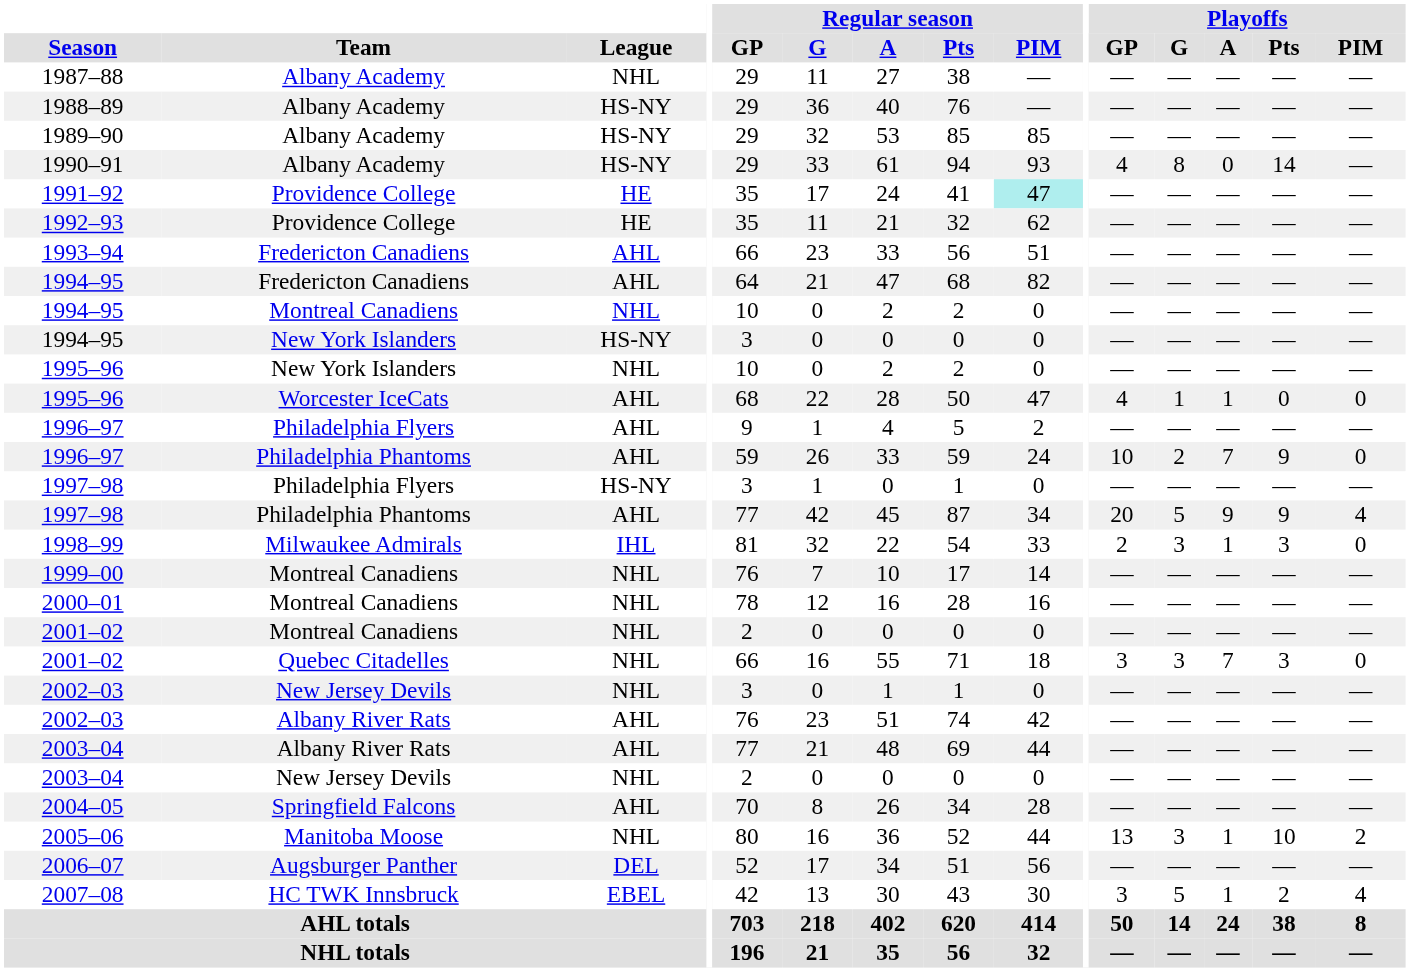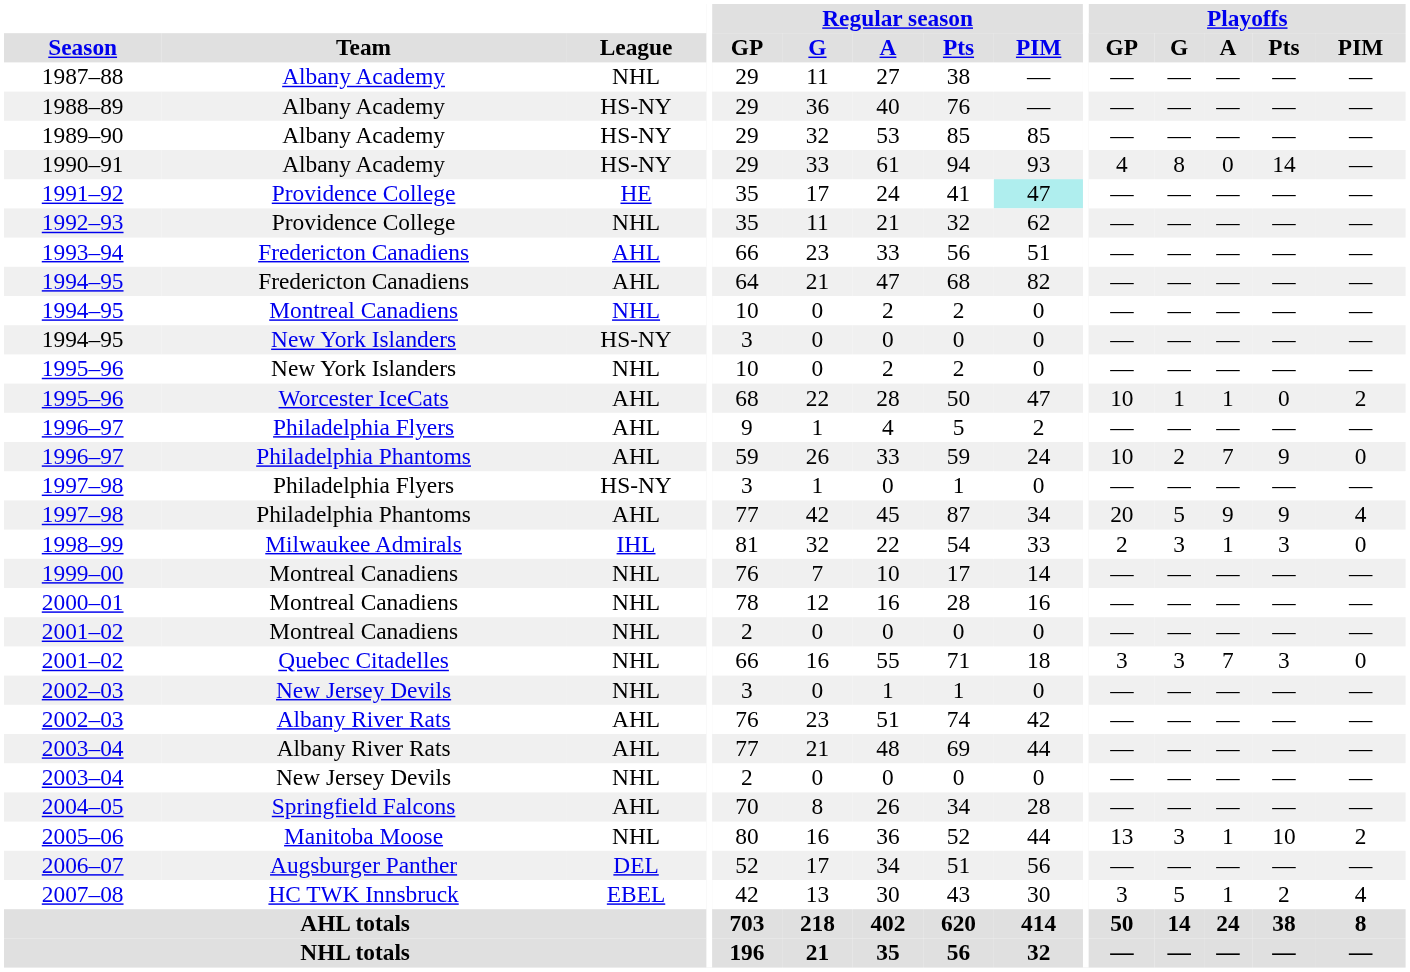(636, 222) HE -> (636, 222) NHL
(1122, 397) 4 -> (1122, 397) 10
(1361, 397) 0 -> (1361, 397) 2
